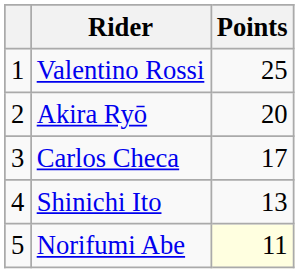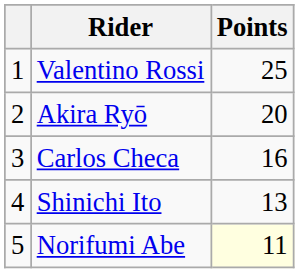(274, 158) 17 -> (274, 158) 16
